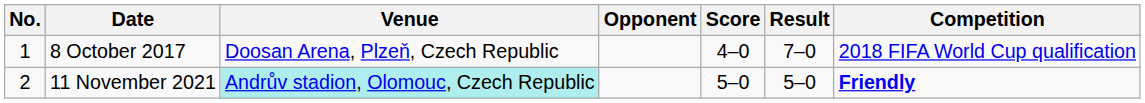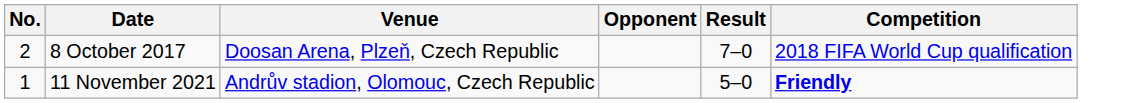- column: (733, 20)
(25, 51) 1 -> (25, 51) 2
(25, 82) 2 -> (25, 82) 1
(410, 82) paleturquoise background -> (410, 82) no background
